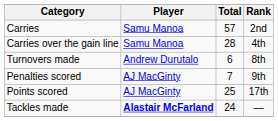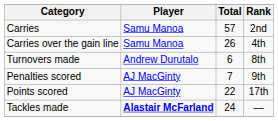(230, 44) 28 -> (230, 44) 26
(230, 92) 25 -> (230, 92) 22
